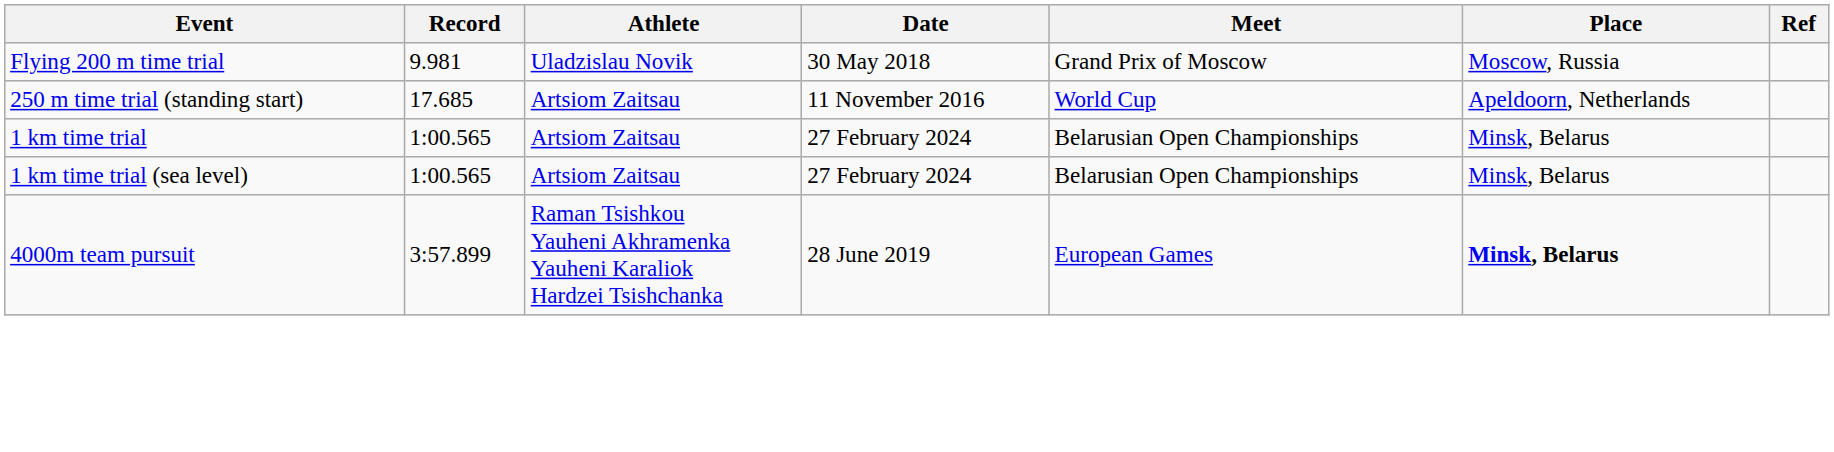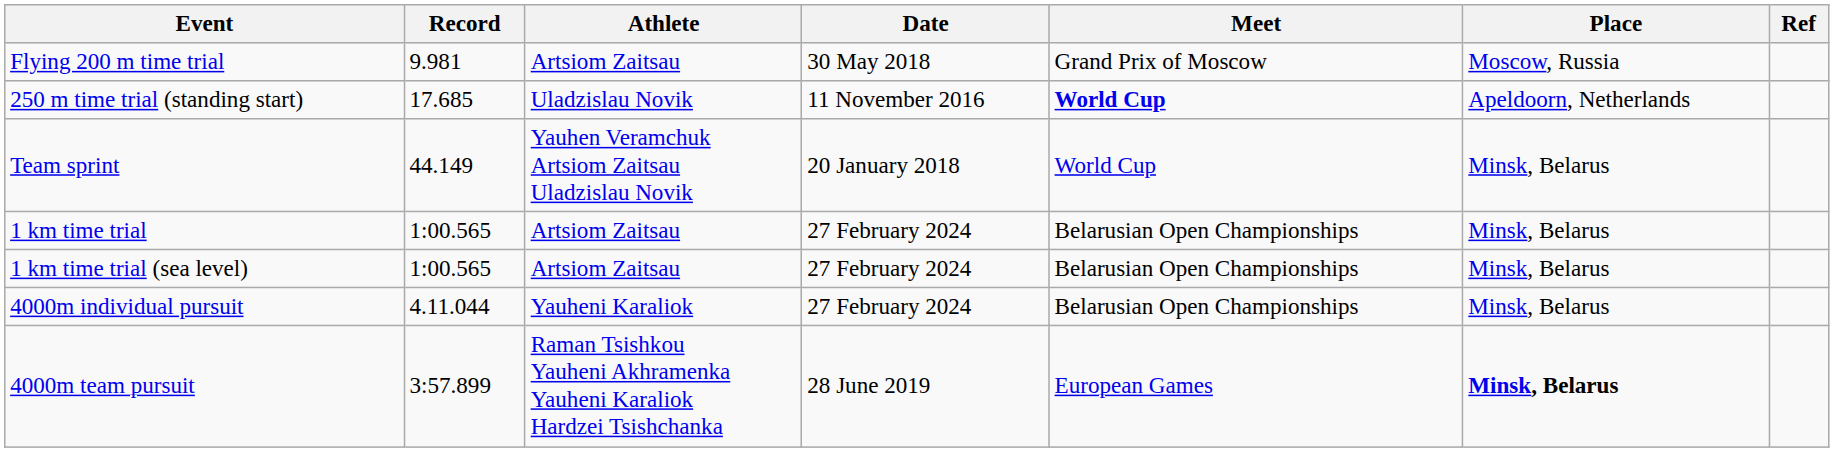(612, 61) Uladzislau Novik -> (605, 61) Artsiom Zaitsau
(605, 99) Artsiom Zaitsau -> (612, 99) Uladzislau Novik
(1105, 99) normal -> (1110, 99) bold
+ row: (65, 165)
+ row: (127, 307)
